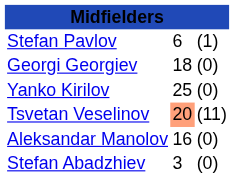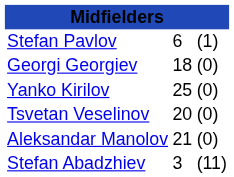(182, 114) lightsalmon background -> (182, 114) no background
(212, 114) (11) -> (208, 114) (0)
(182, 139) 16 -> (182, 139) 21
(208, 163) (0) -> (212, 163) (11)
